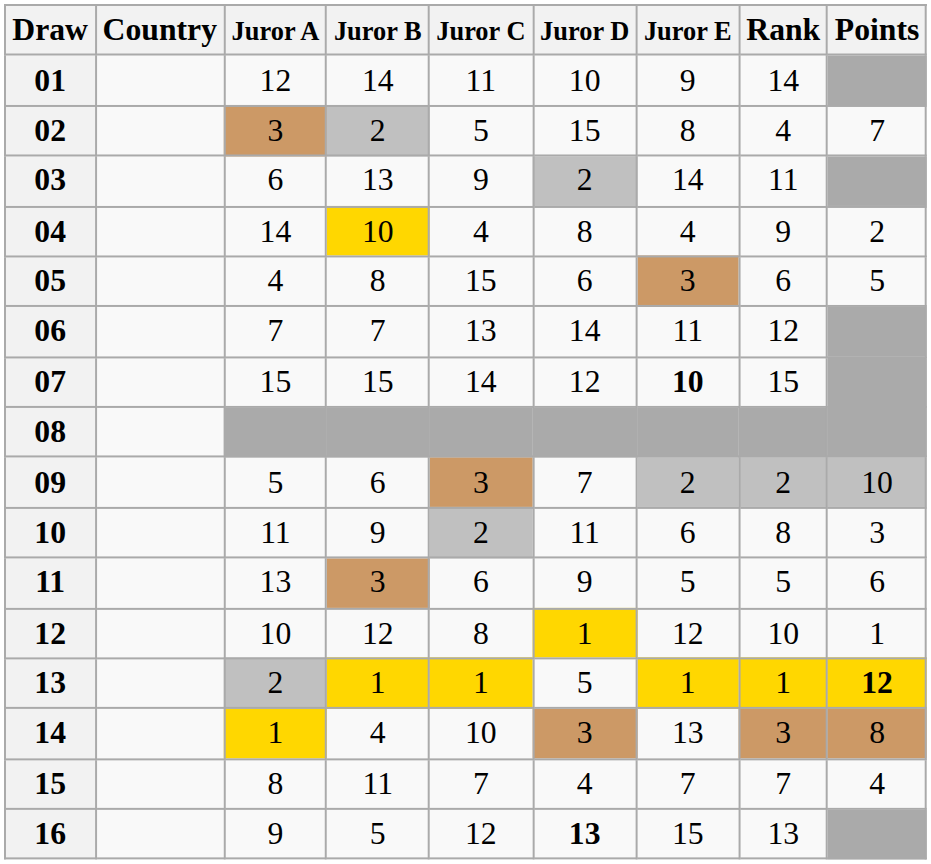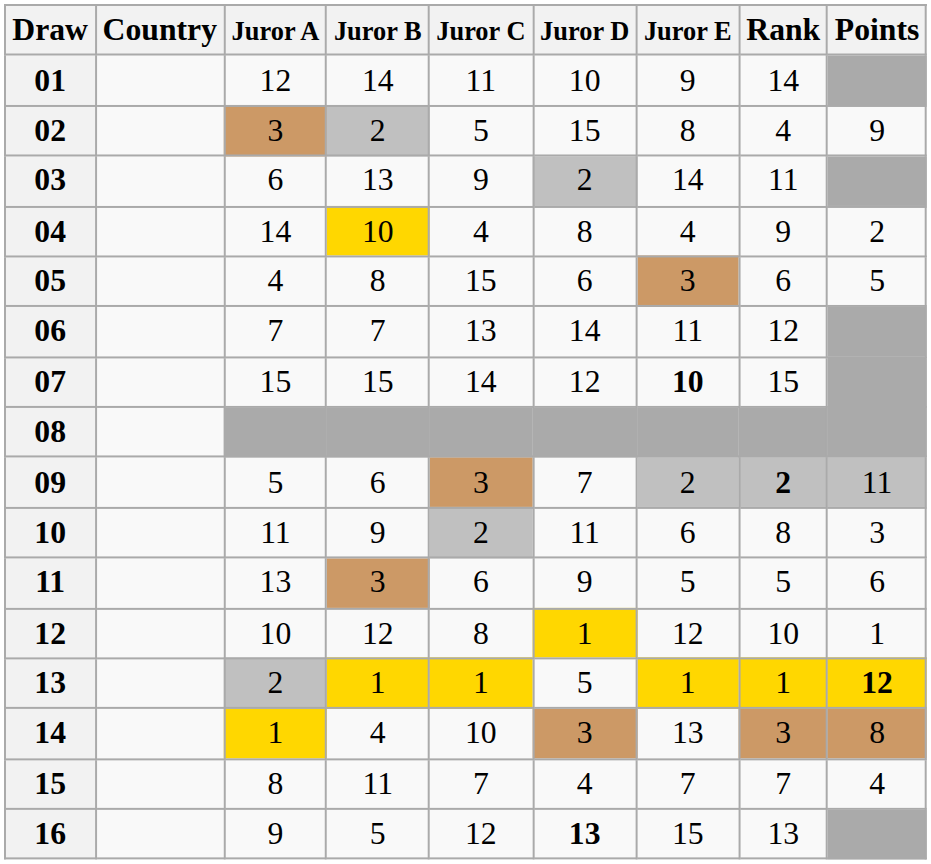(877, 130) 7 -> (877, 130) 9
(783, 481) normal -> (783, 481) bold
(877, 481) 10 -> (877, 481) 11
